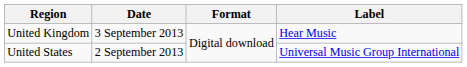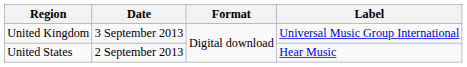(308, 33) Hear Music -> (369, 33) Universal Music Group International
(369, 52) Universal Music Group International -> (308, 52) Hear Music
